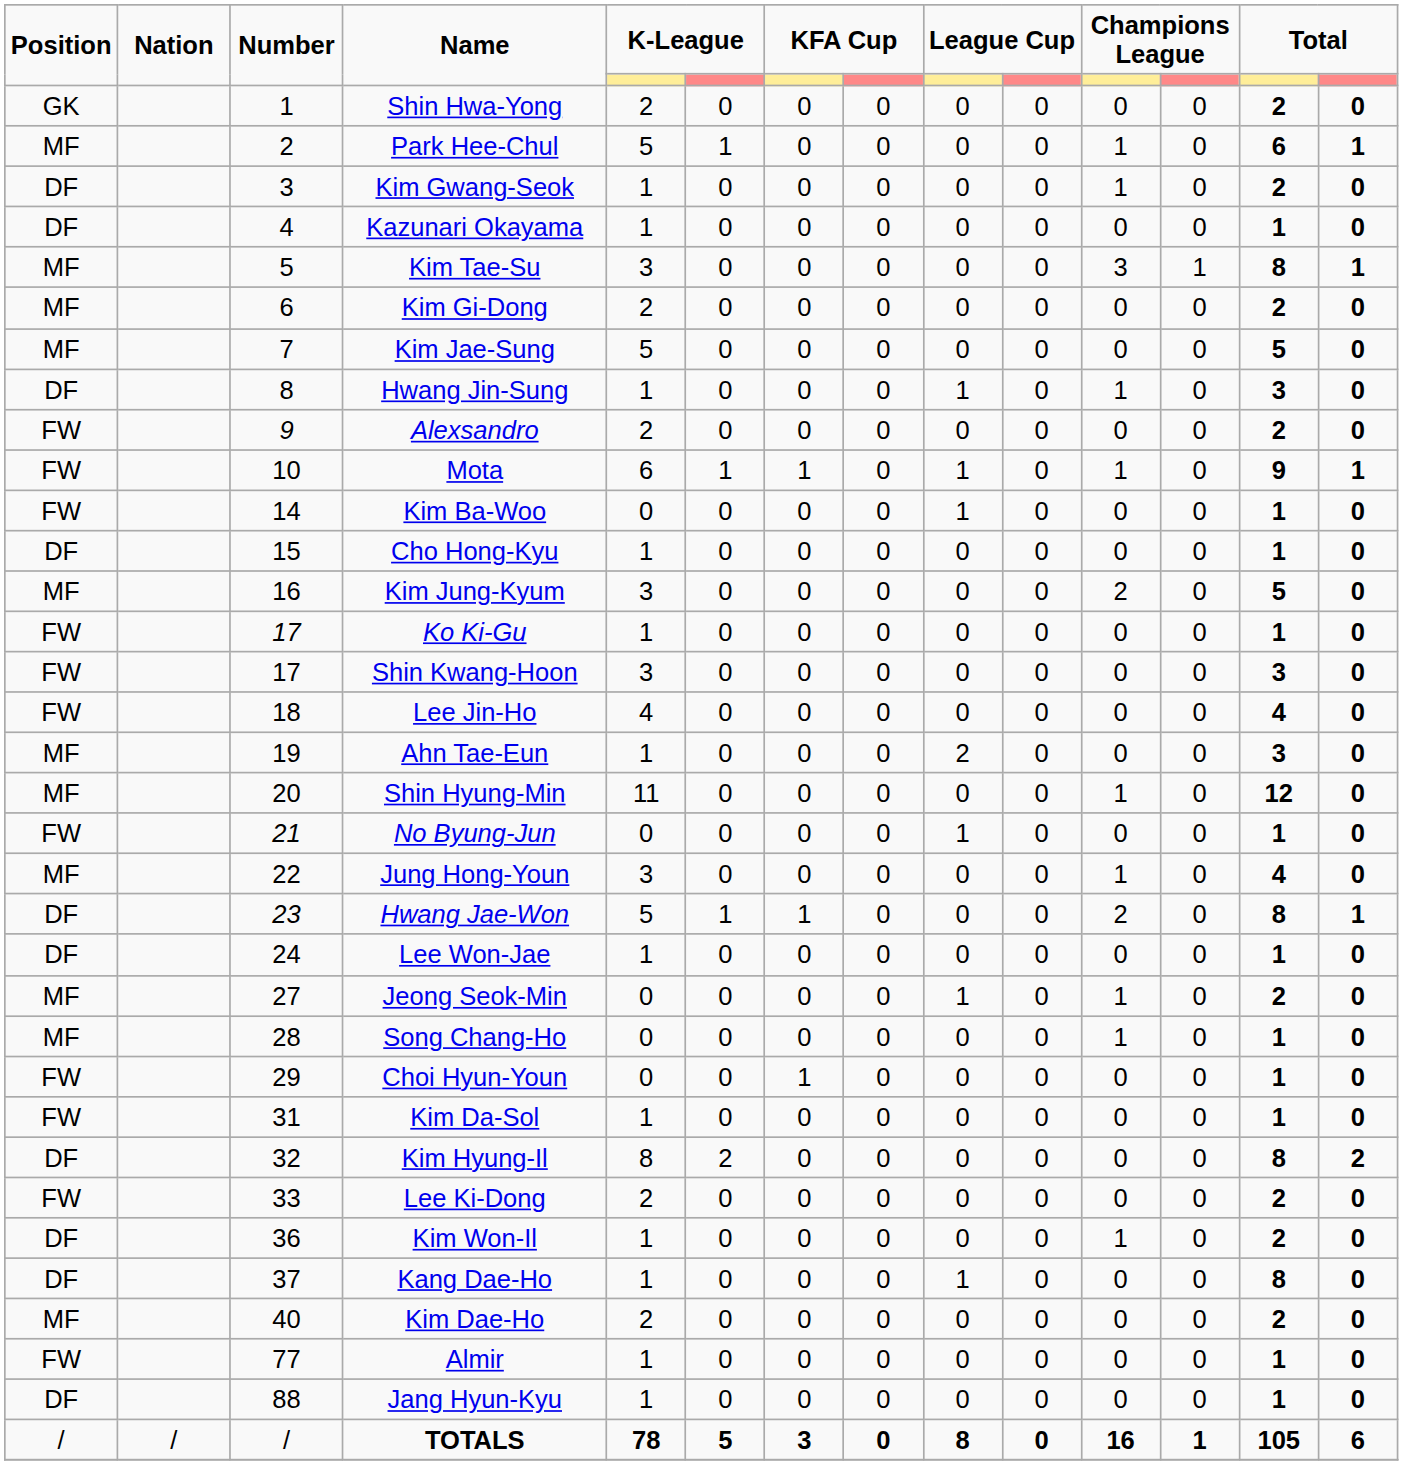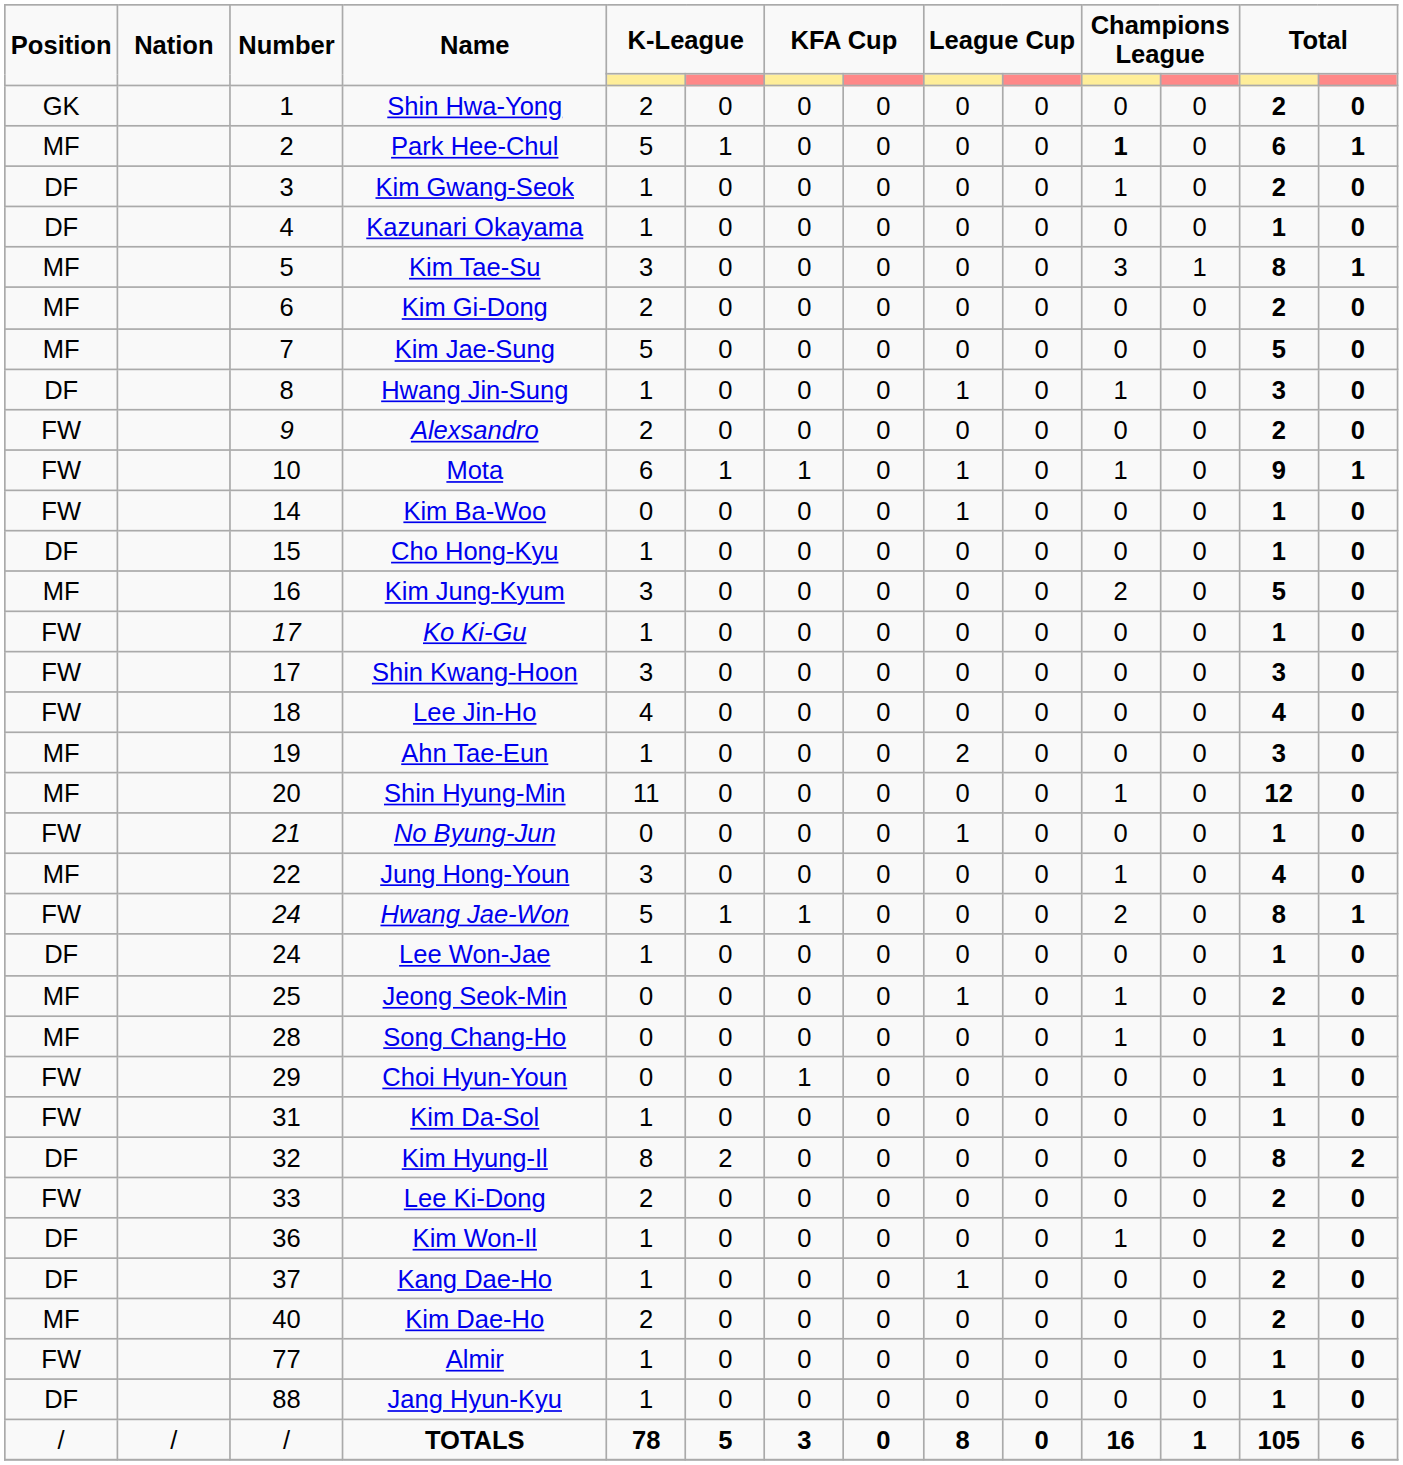(1121, 147) normal -> (1121, 147) bold
(61, 915) DF -> (61, 915) FW
(287, 915) 23 -> (287, 915) 24
(287, 995) 27 -> (287, 995) 25
(1279, 1278) 8 -> (1279, 1278) 2
